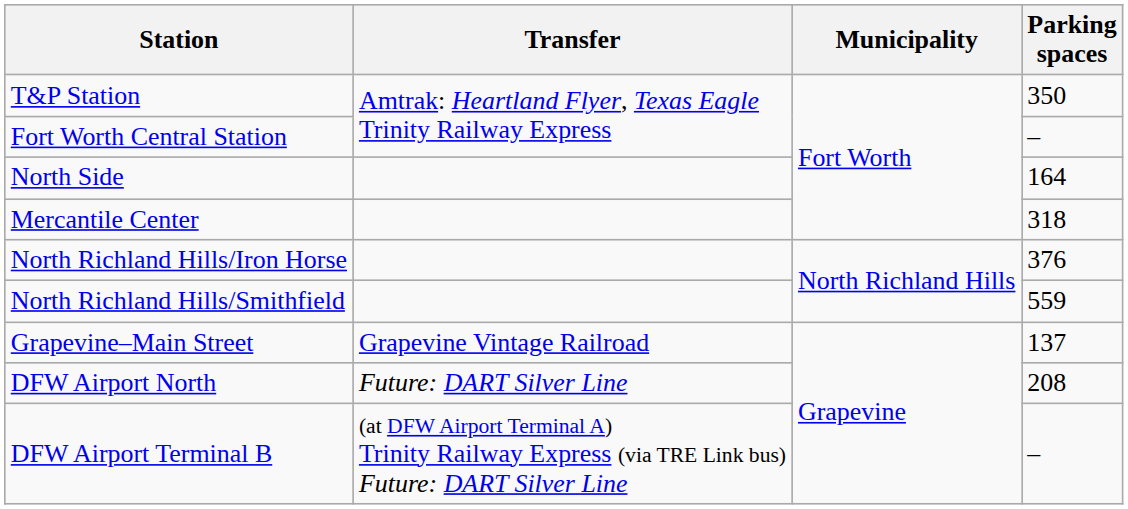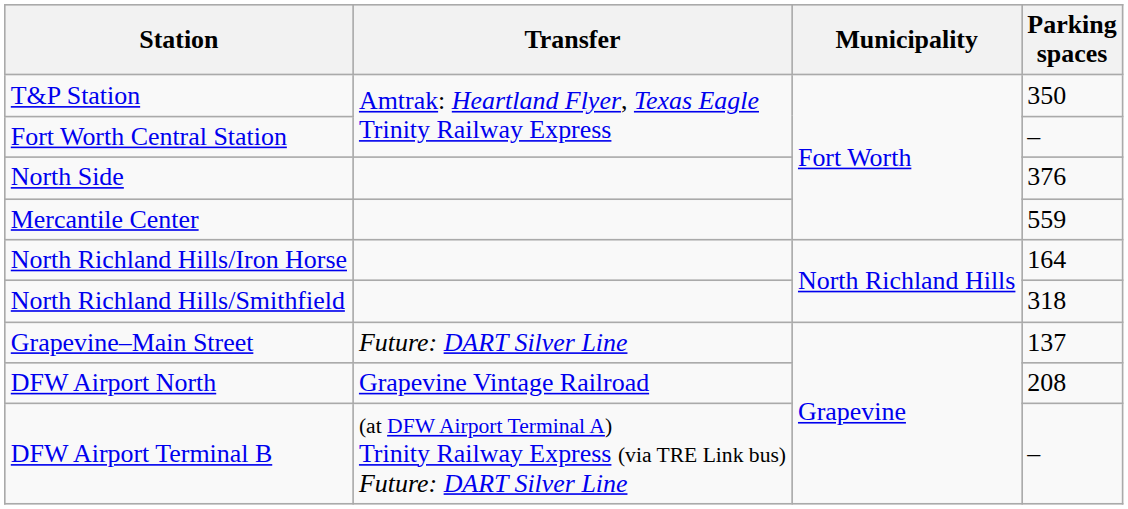(1047, 177) 164 -> (1047, 177) 376
(1047, 218) 318 -> (1047, 218) 559
(1047, 259) 376 -> (1047, 259) 164
(1047, 300) 559 -> (1047, 300) 318
(504, 341) Grapevine Vintage Railroad -> (493, 341) Future: DART Silver Line
(493, 383) Future: DART Silver Line -> (504, 383) Grapevine Vintage Railroad
